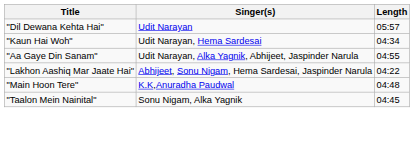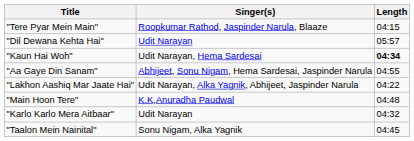+ row: (52, 27)
(388, 41) normal -> (388, 56) bold
(248, 56) Udit Narayan, Alka Yagnik, Abhijeet, Jaspinder Narula -> (255, 71) Abhijeet, Sonu Nigam, Hema Sardesai, Jaspinder Narula
(255, 71) Abhijeet, Sonu Nigam, Hema Sardesai, Jaspinder Narula -> (248, 85) Udit Narayan, Alka Yagnik, Abhijeet, Jaspinder Narula
+ row: (60, 115)
